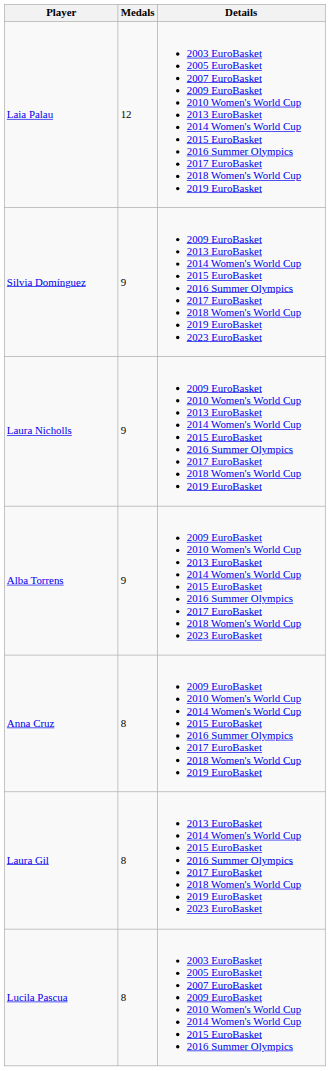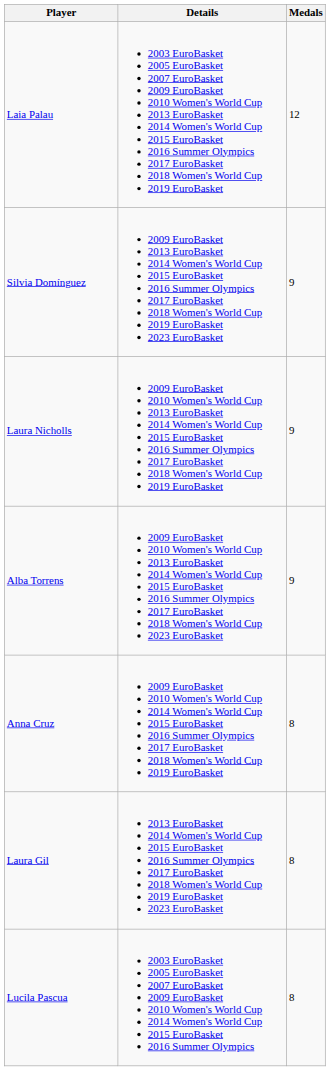columns swapped: (138, 13) <-> (241, 13)
